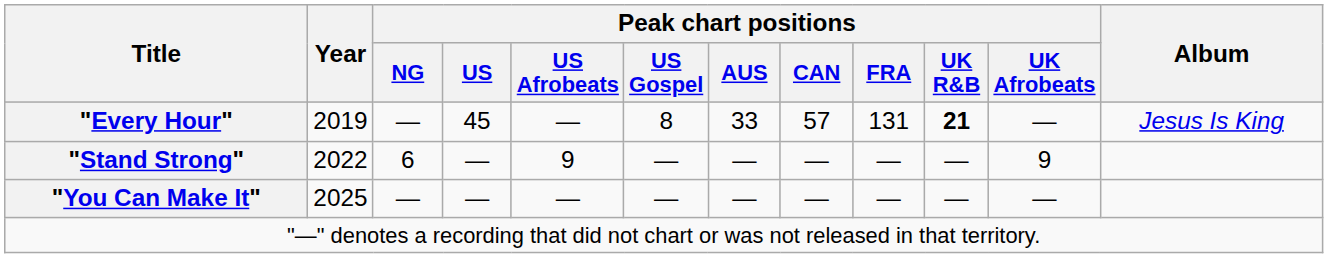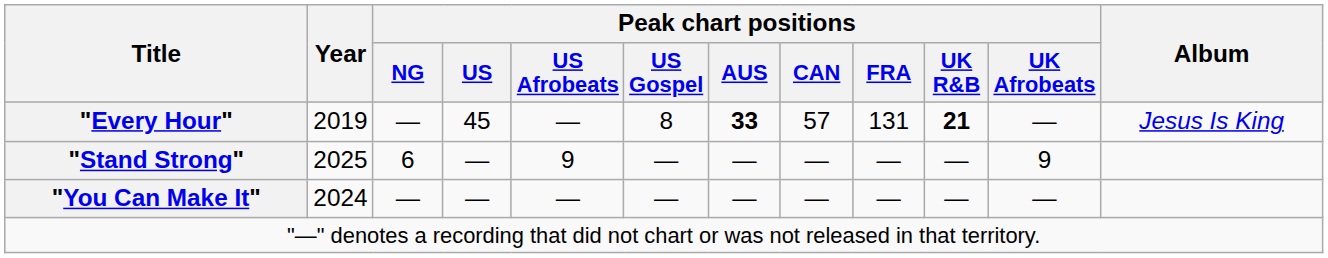(744, 121) normal -> (744, 121) bold
(340, 159) 2022 -> (340, 159) 2025
(340, 198) 2025 -> (340, 198) 2024
